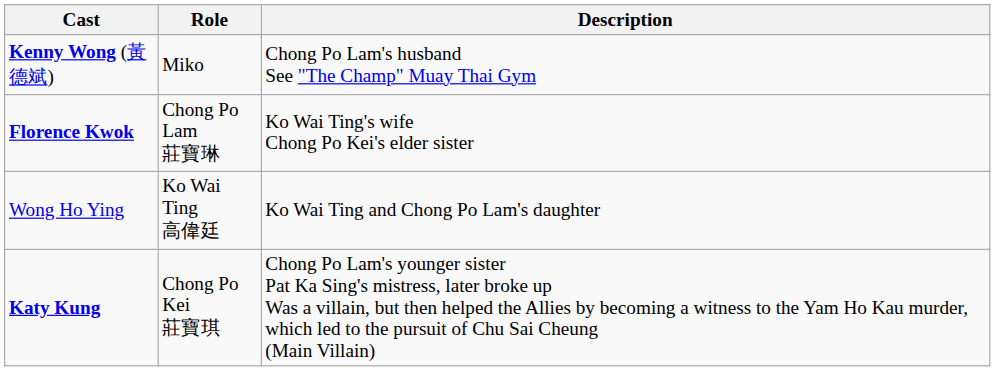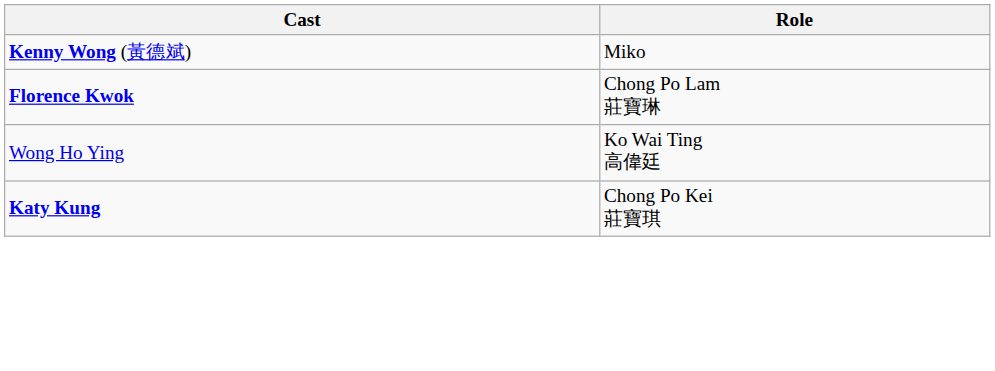- column: (625, 19)
